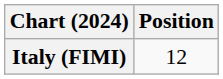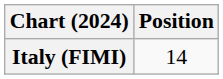(176, 56) 12 -> (176, 56) 14
